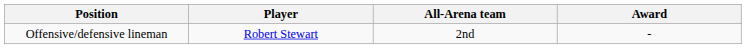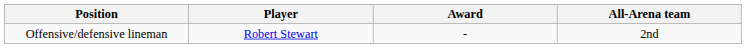columns swapped: (649, 14) <-> (465, 14)
